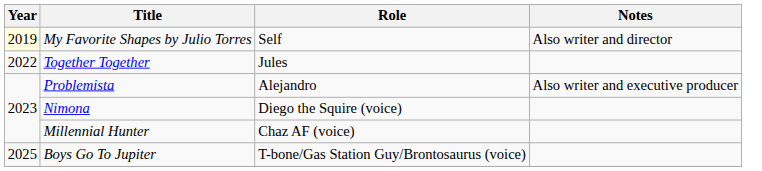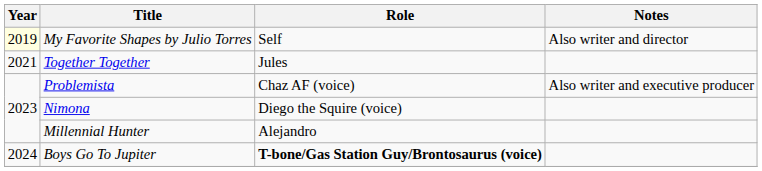(22, 62) 2022 -> (22, 62) 2021
(287, 85) Alejandro -> (306, 85) Chaz AF (voice)
(306, 131) Chaz AF (voice) -> (287, 131) Alejandro
(22, 154) 2025 -> (22, 154) 2024
(392, 154) normal -> (400, 154) bold
